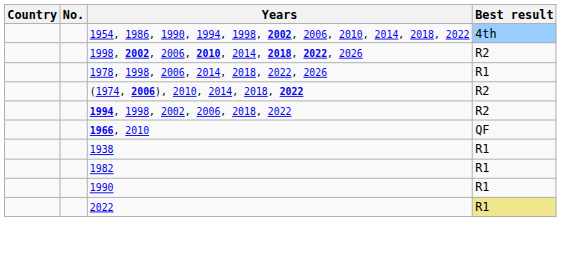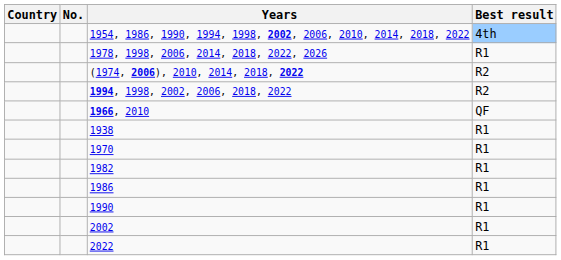- row: (226, 54)
+ row: (102, 150)
+ row: (102, 189)
+ row: (102, 227)
(482, 207) khaki background -> (482, 245) no background
